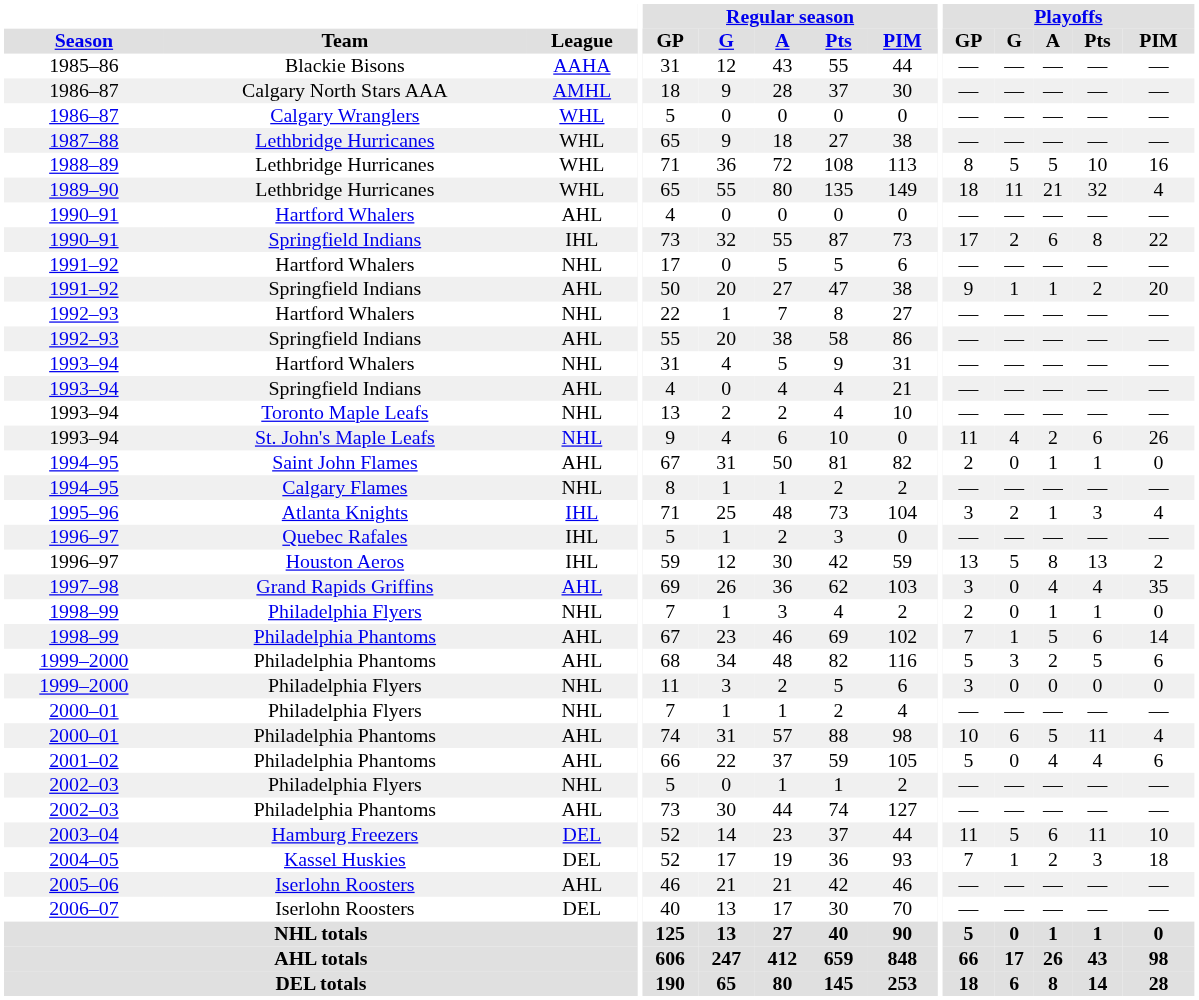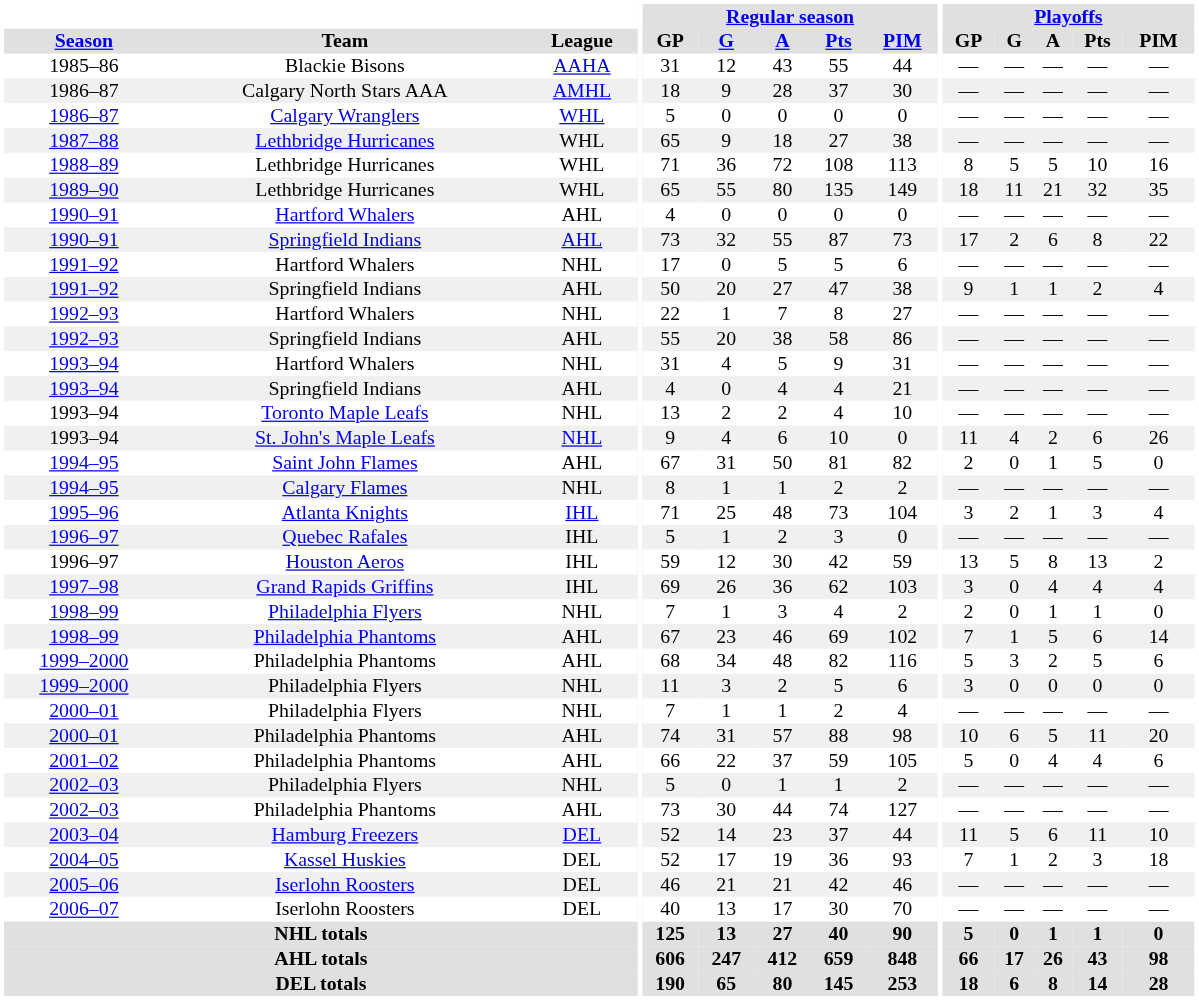(1159, 189) 4 -> (1159, 189) 35
(582, 239) IHL -> (582, 239) AHL
(1159, 289) 20 -> (1159, 289) 4
(1098, 462) 1 -> (1098, 462) 5
(582, 586) AHL -> (582, 586) IHL
(1159, 586) 35 -> (1159, 586) 4
(1159, 735) 4 -> (1159, 735) 20
(582, 884) AHL -> (582, 884) DEL
